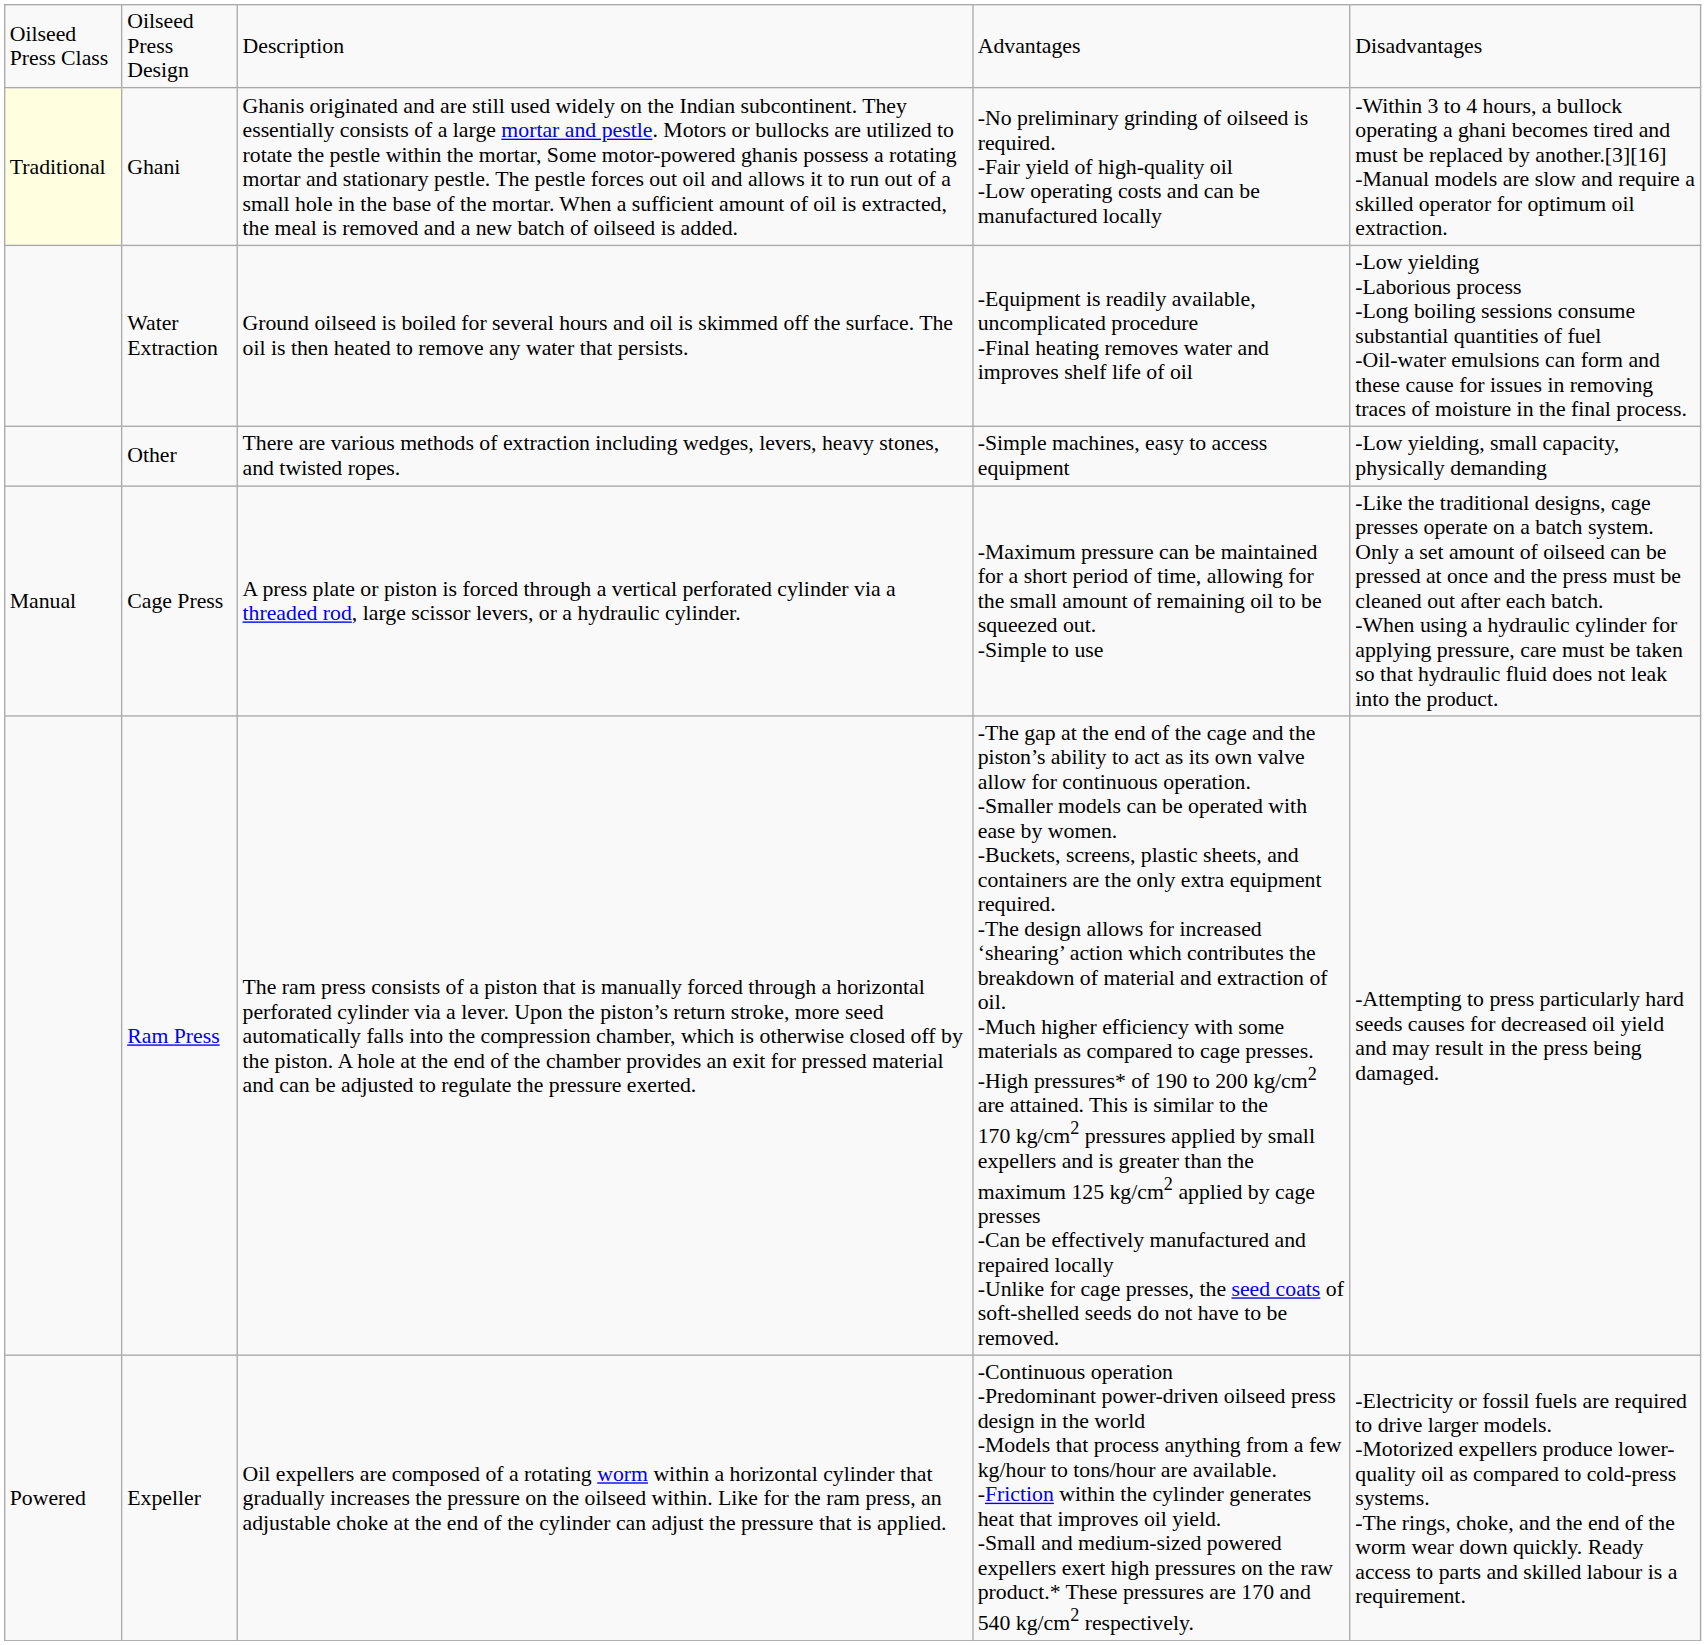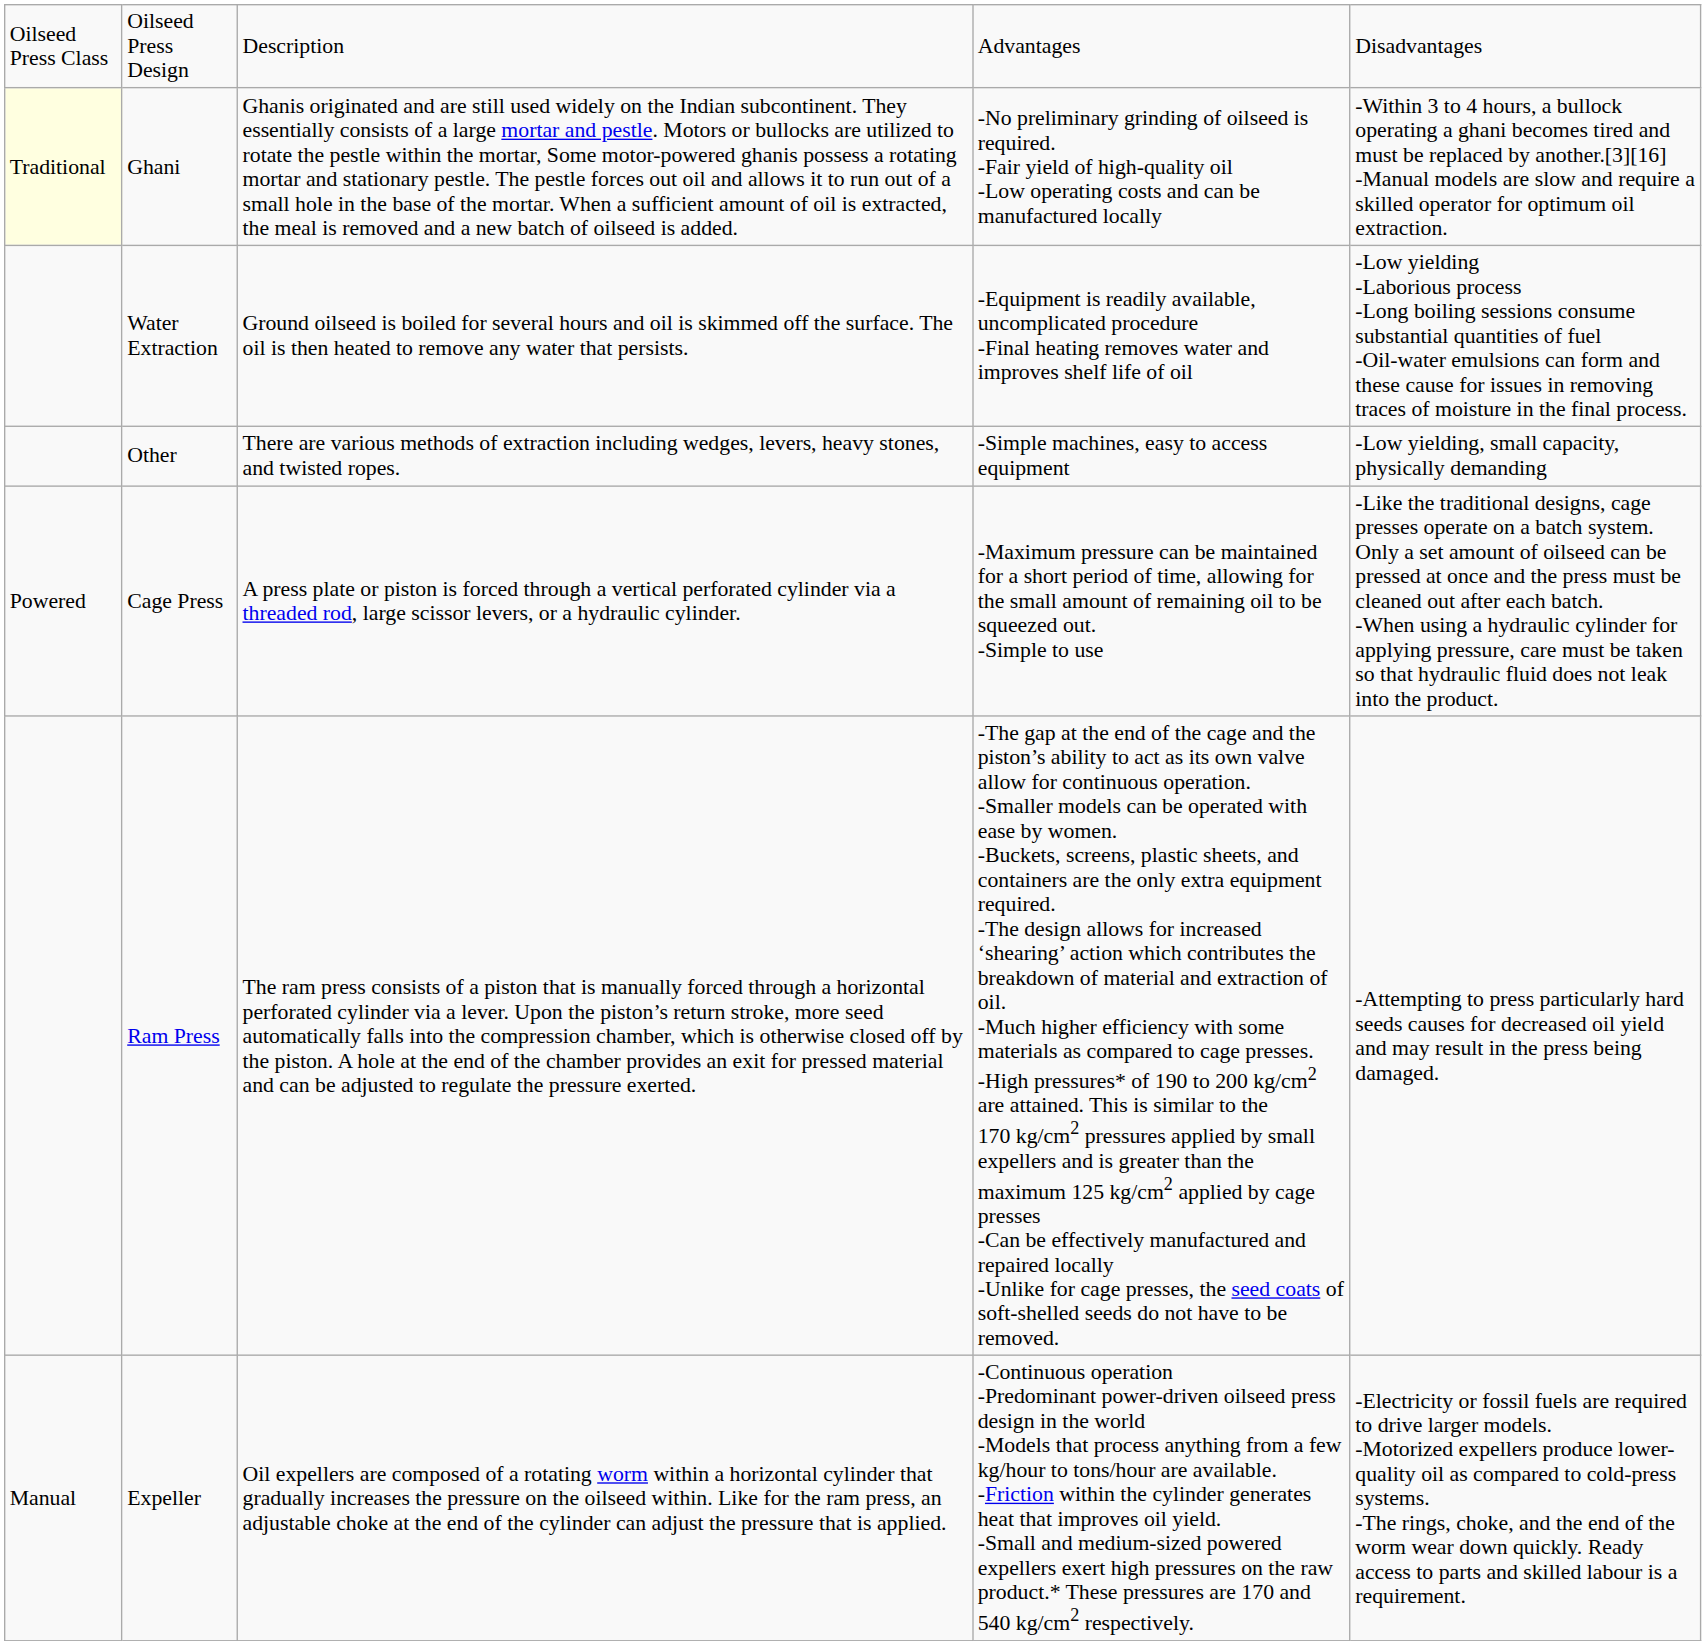(43, 600) Manual -> (48, 600) Powered
(48, 1497) Powered -> (43, 1497) Manual
